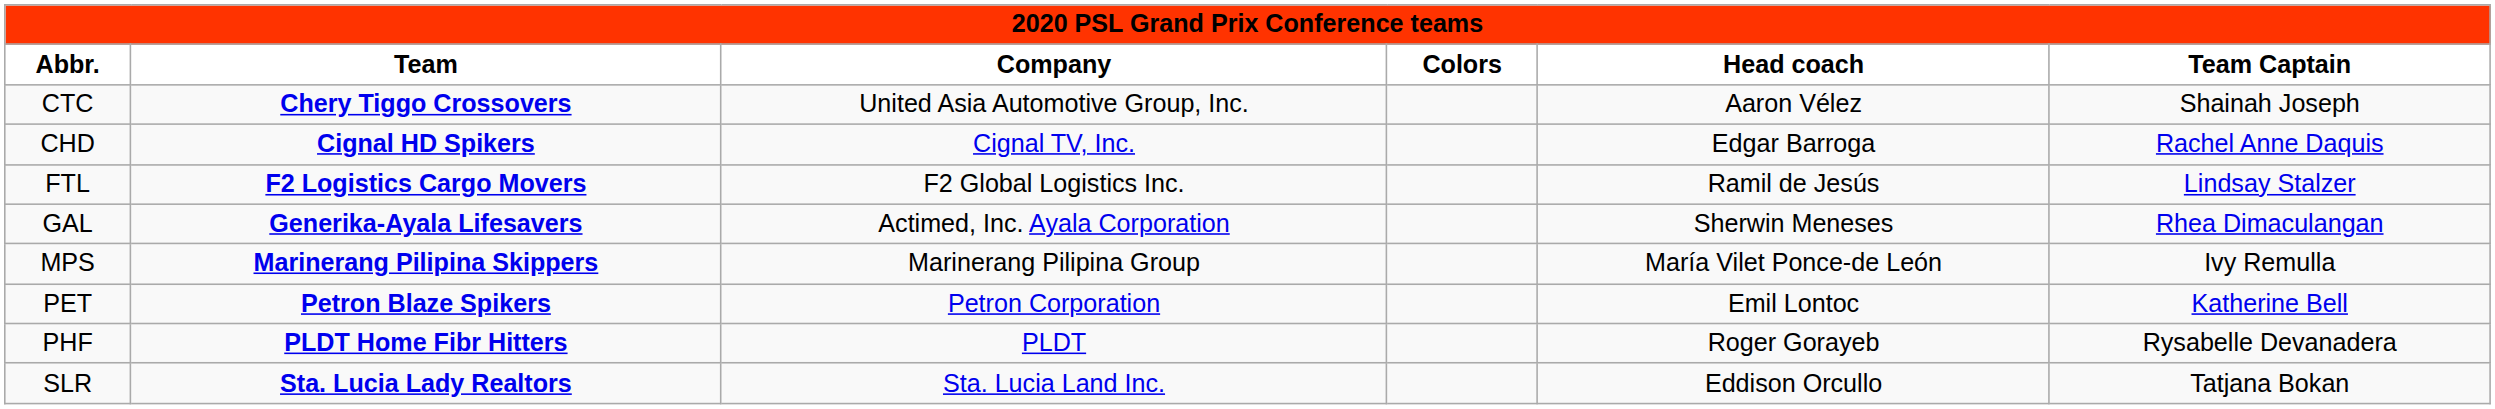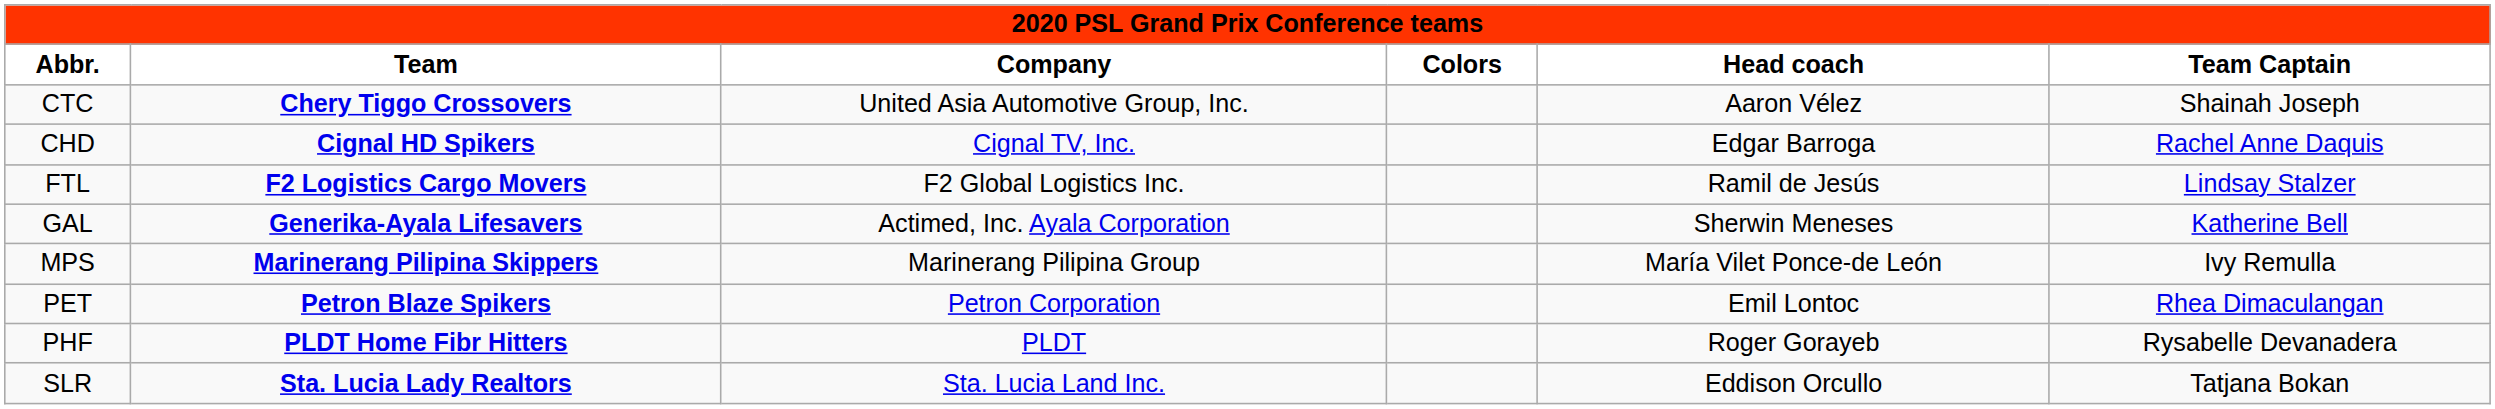(2270, 223) Rhea Dimaculangan -> (2270, 223) Katherine Bell
(2270, 303) Katherine Bell -> (2270, 303) Rhea Dimaculangan
